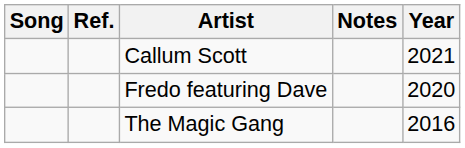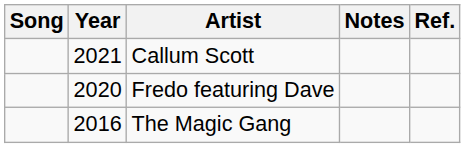columns swapped: (431, 21) <-> (94, 21)
